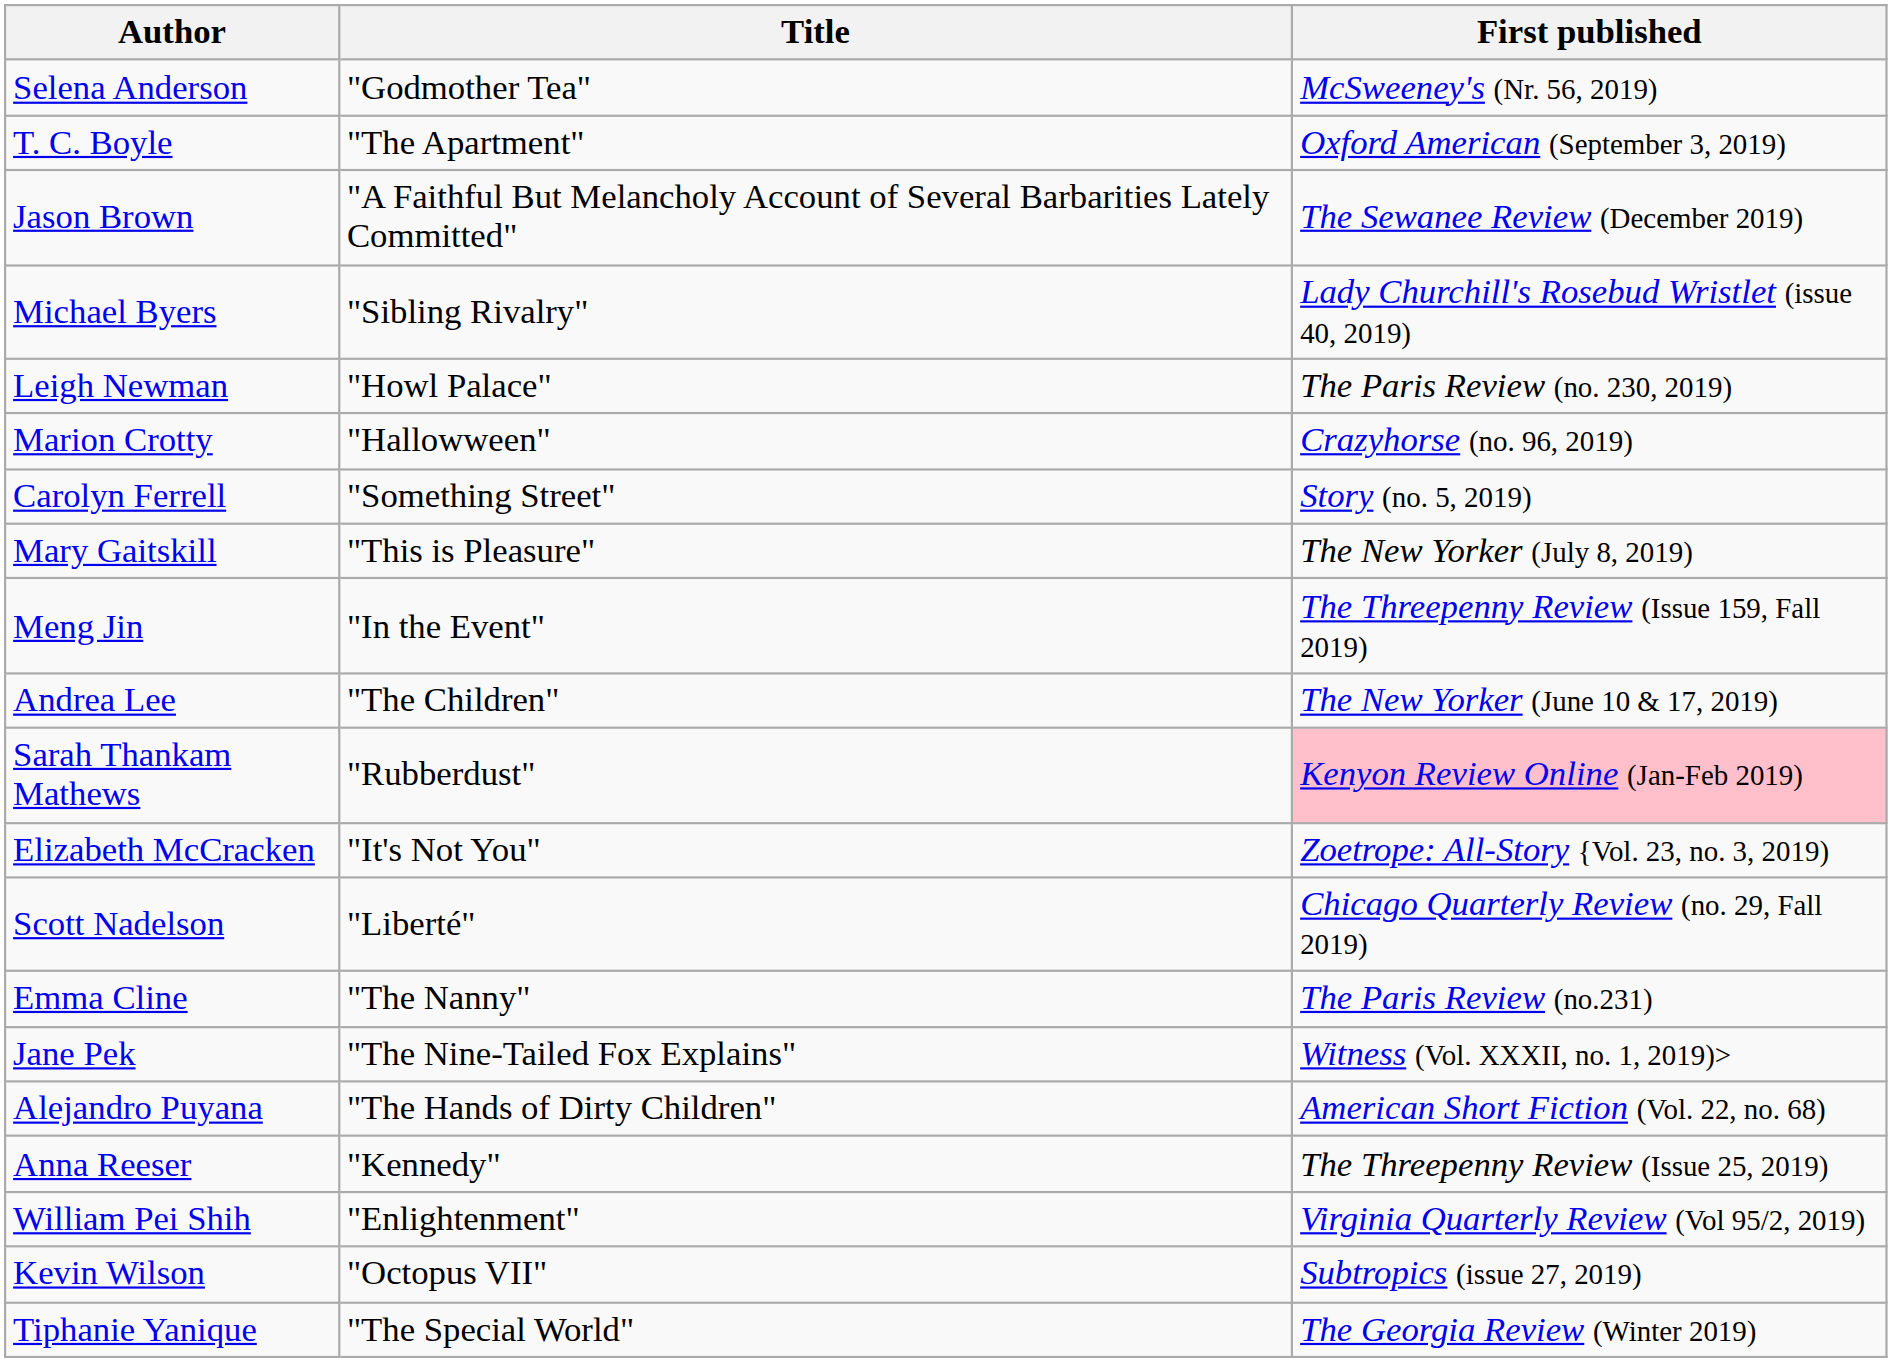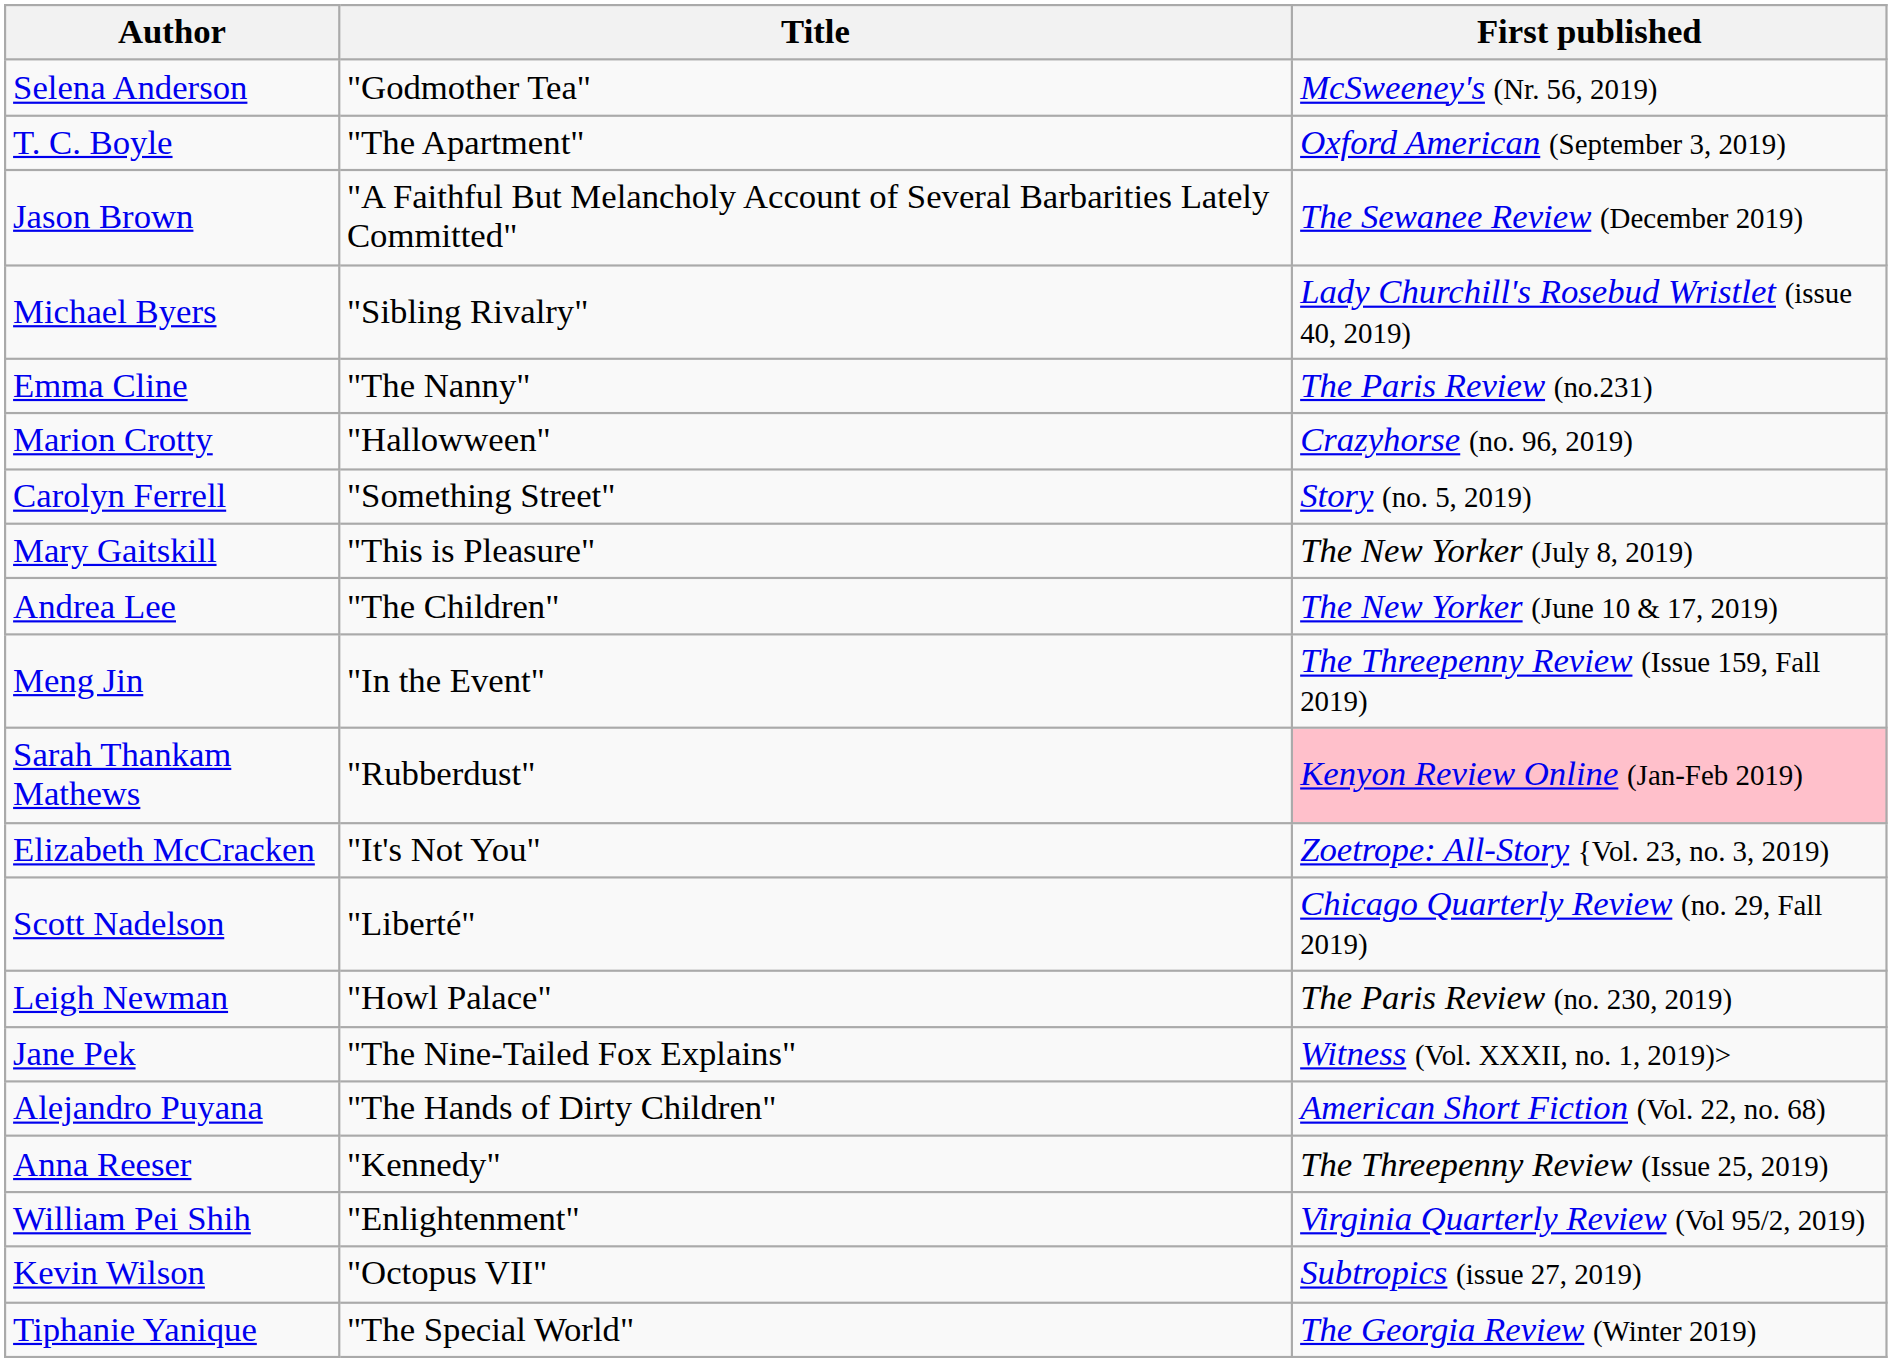rows swapped: (100, 998) <-> (121, 385)
rows swapped: (78, 625) <-> (95, 699)
